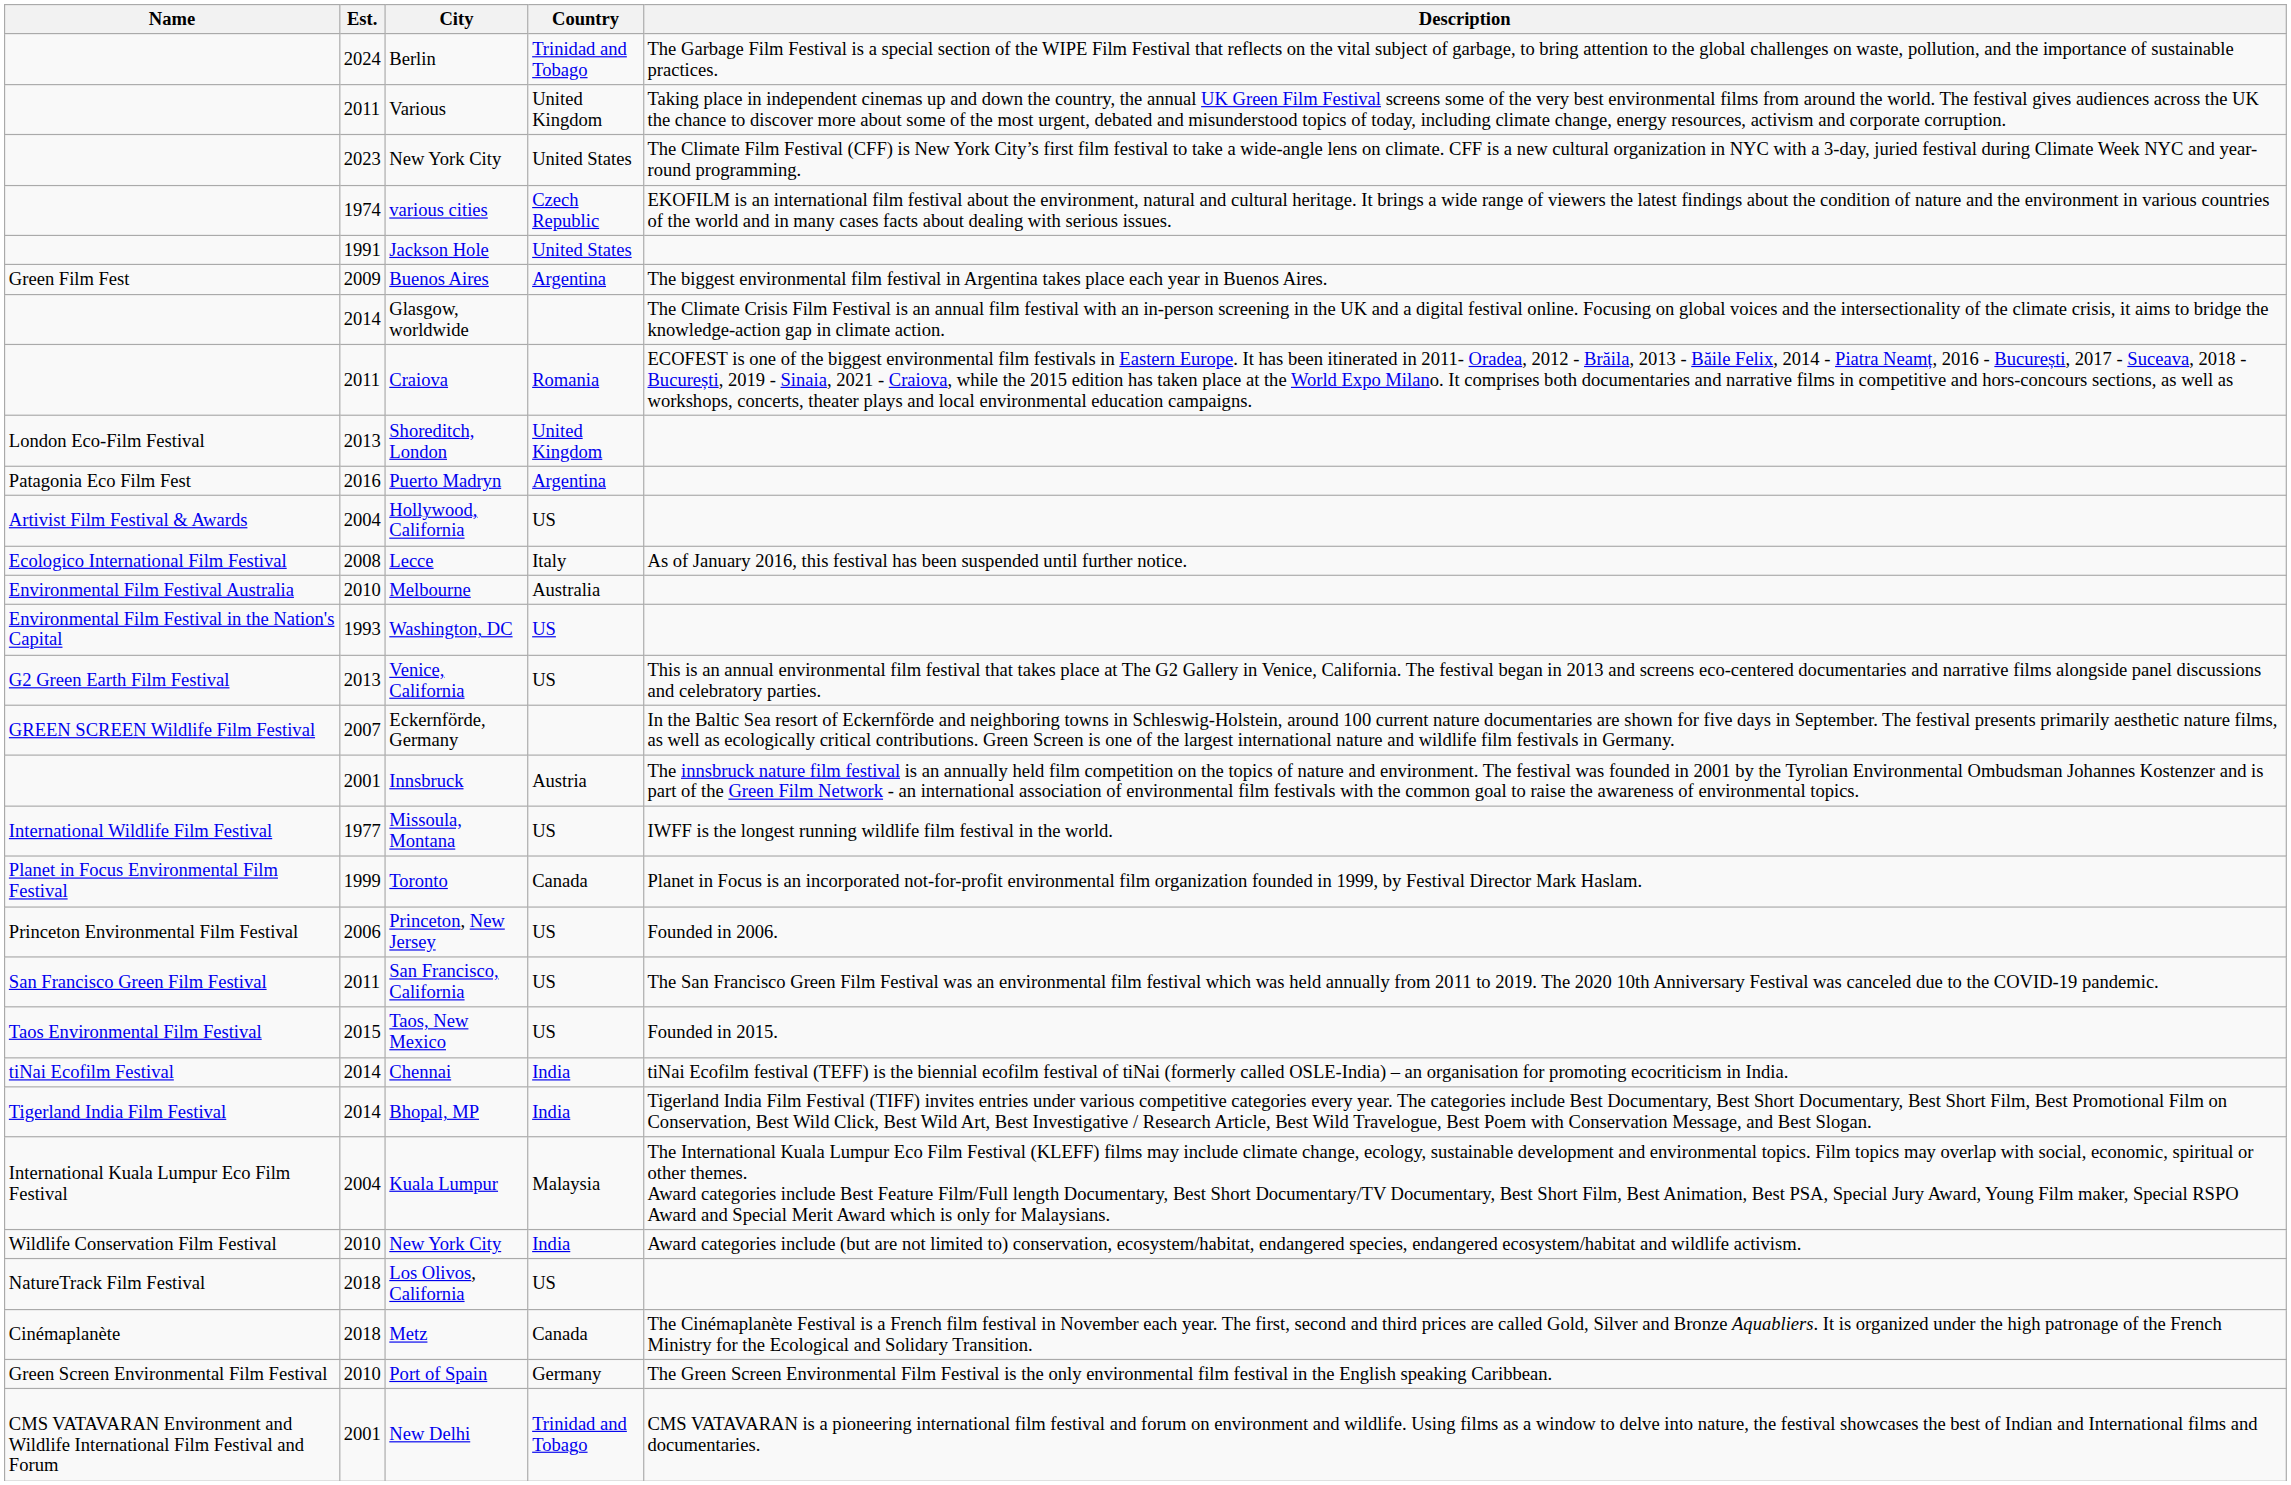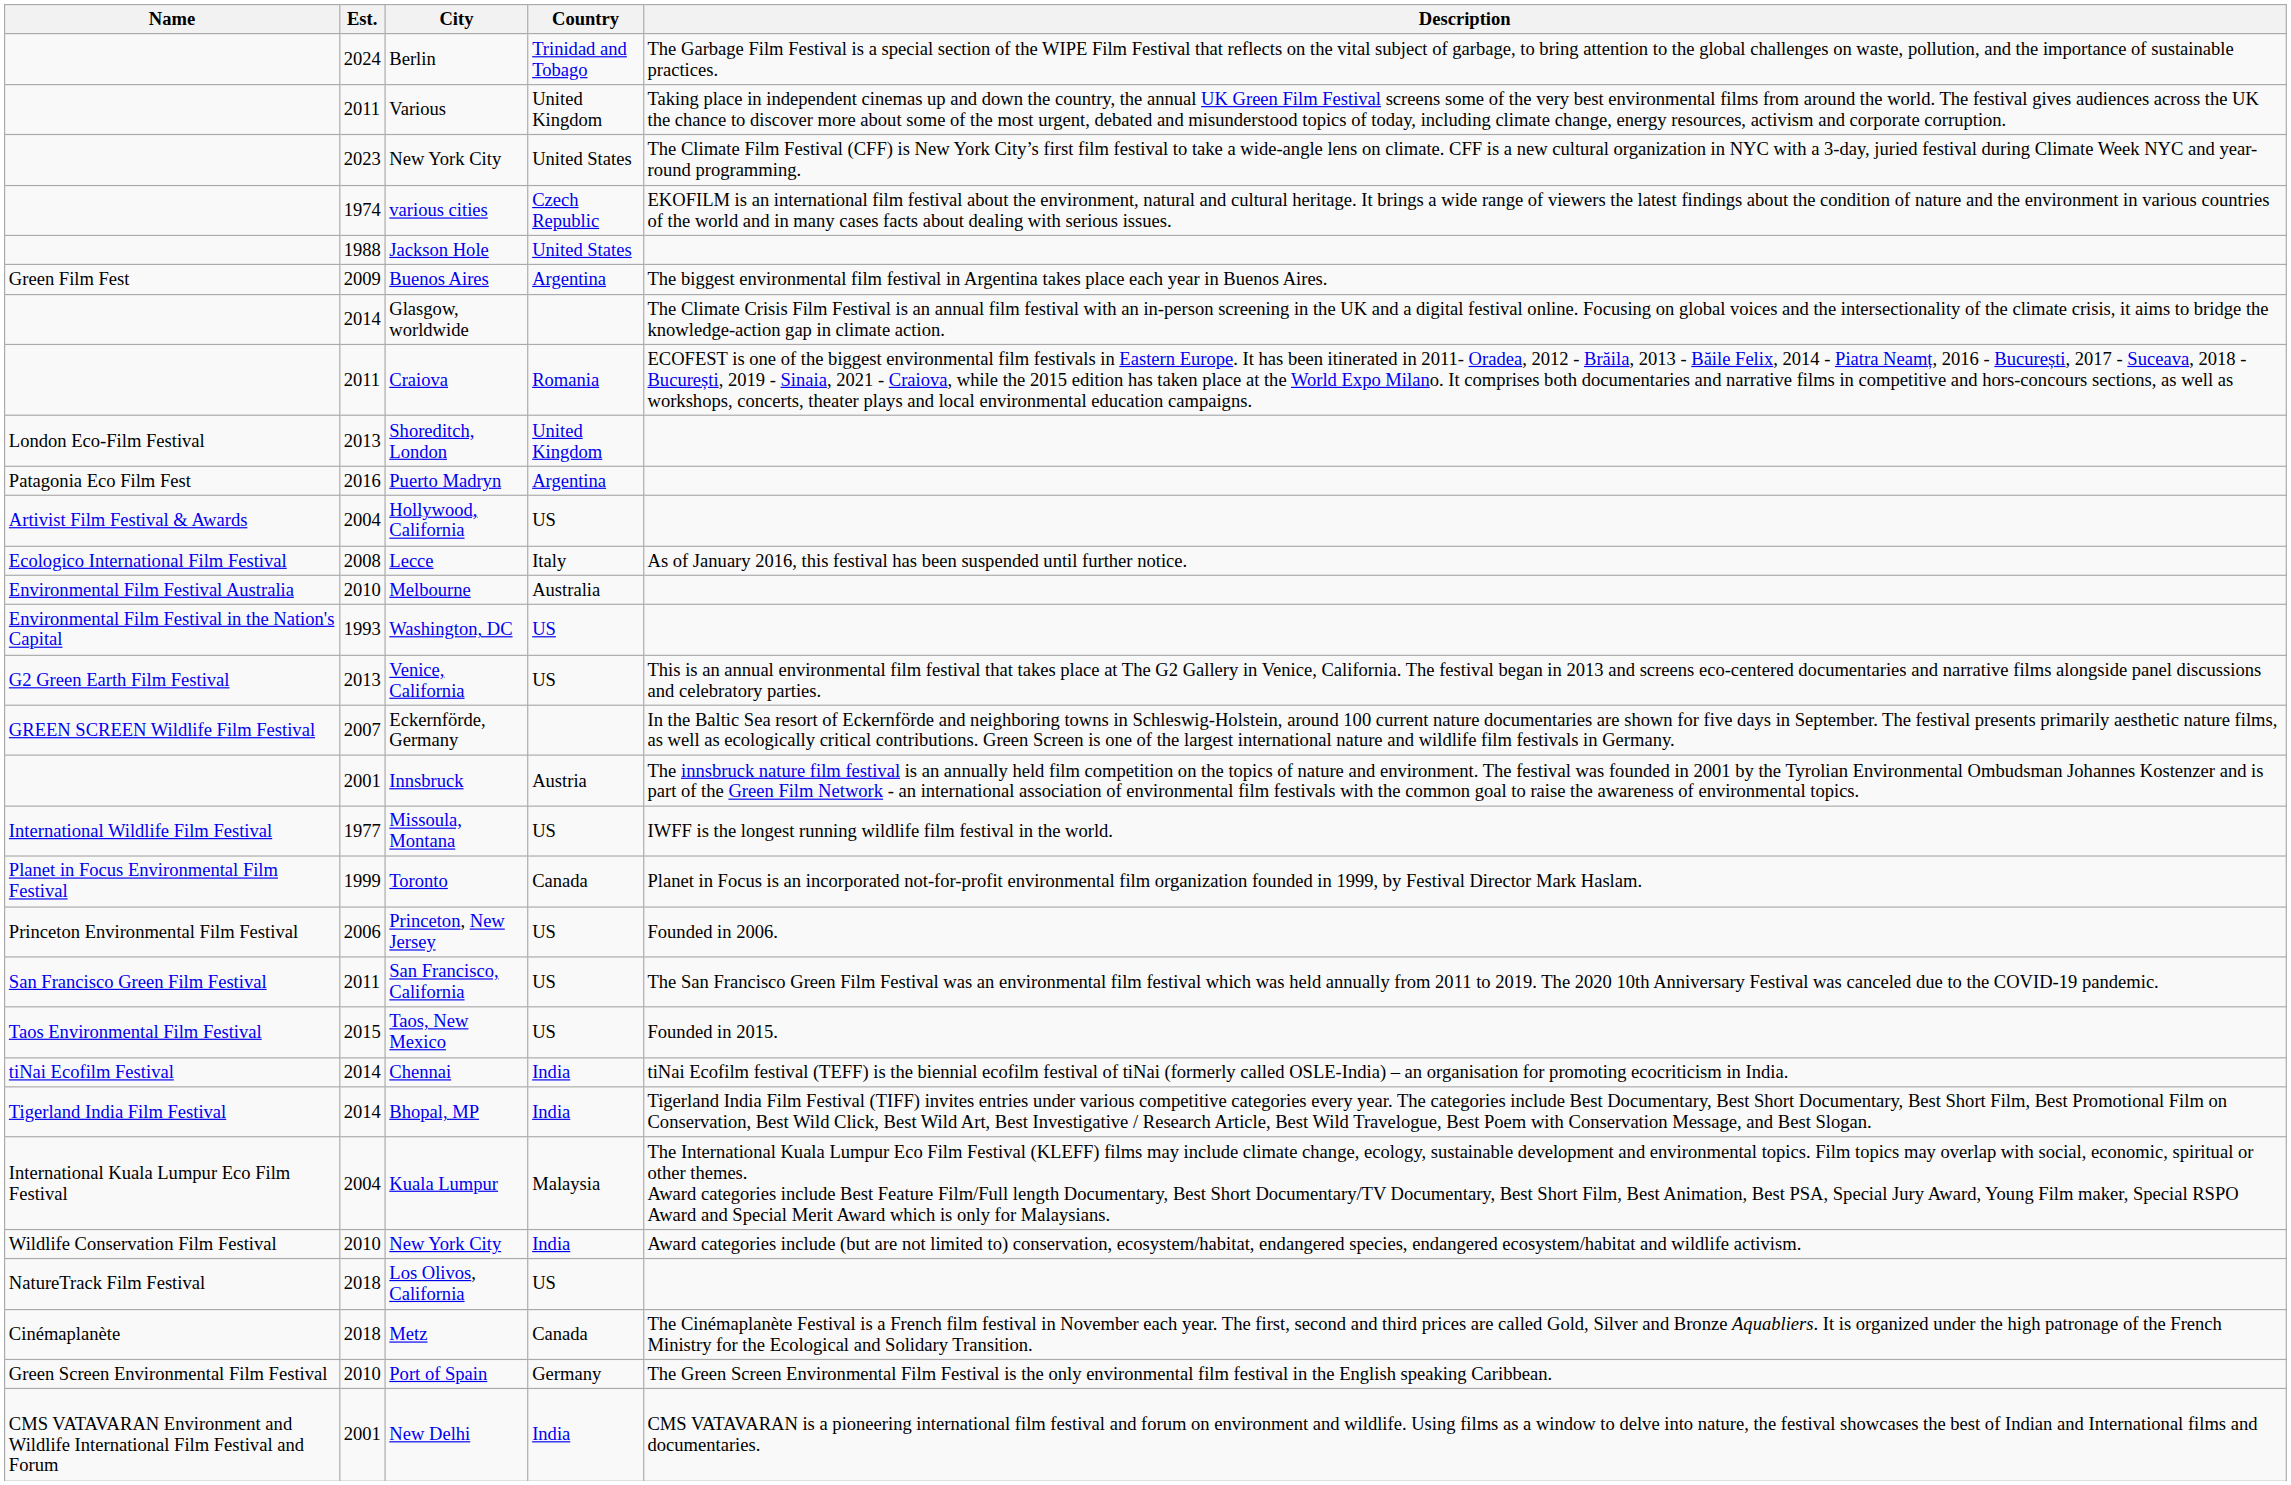(362, 249) 1991 -> (362, 249) 1988
(579, 1434) Trinidad and Tobago -> (551, 1434) India
